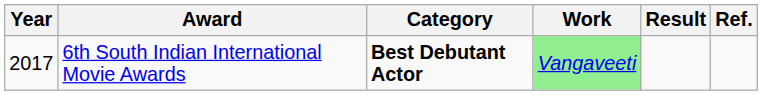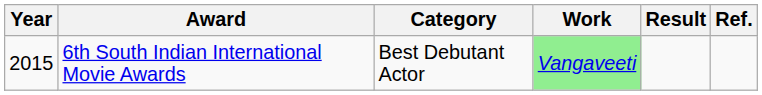(31, 62) 2017 -> (31, 62) 2015
(438, 62) bold -> (441, 62) normal
